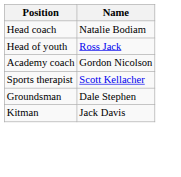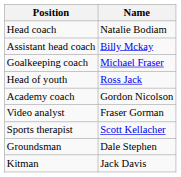+ row: (51, 46)
+ row: (47, 63)
+ row: (36, 113)
